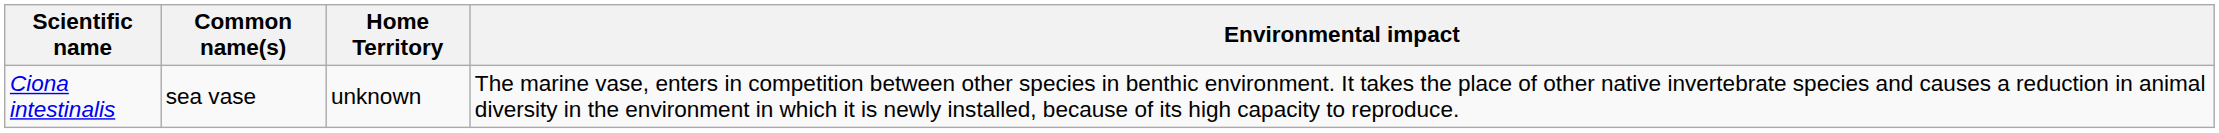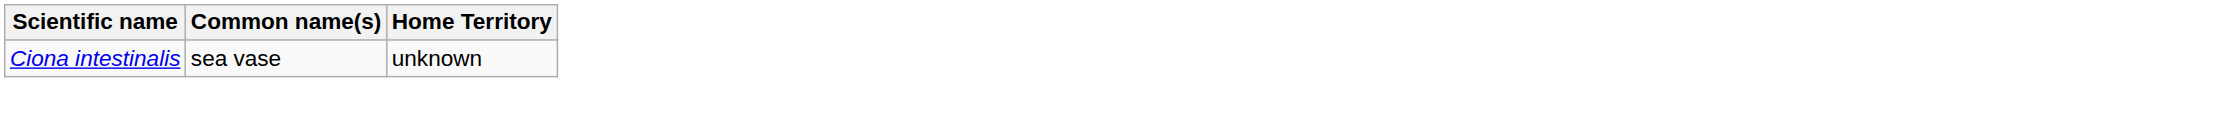- column: (1342, 35)
